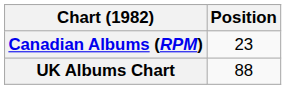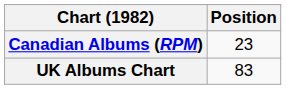(244, 71) 88 -> (244, 71) 83
